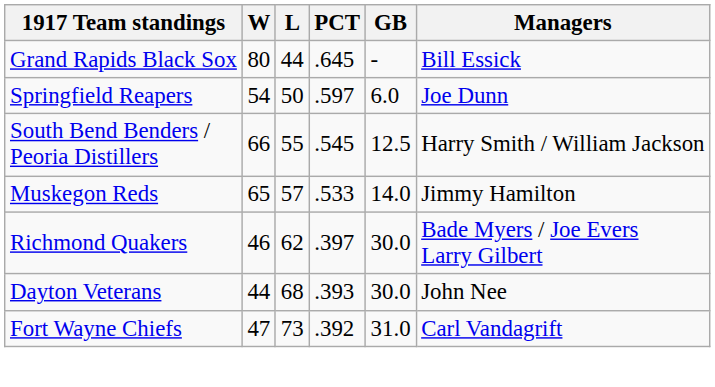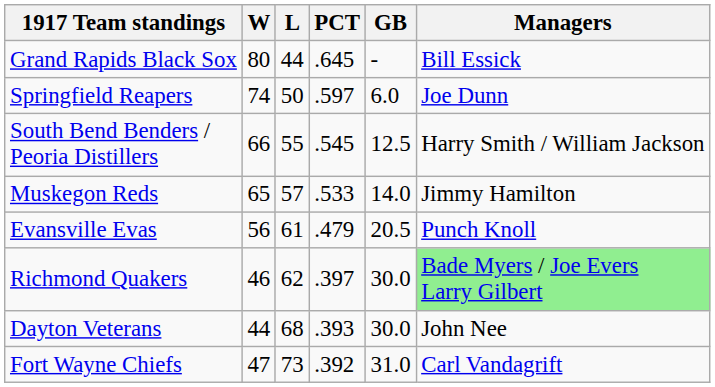(259, 95) 54 -> (259, 95) 74
+ row: (83, 229)
(530, 242) no background -> (530, 278) lightgreen background
